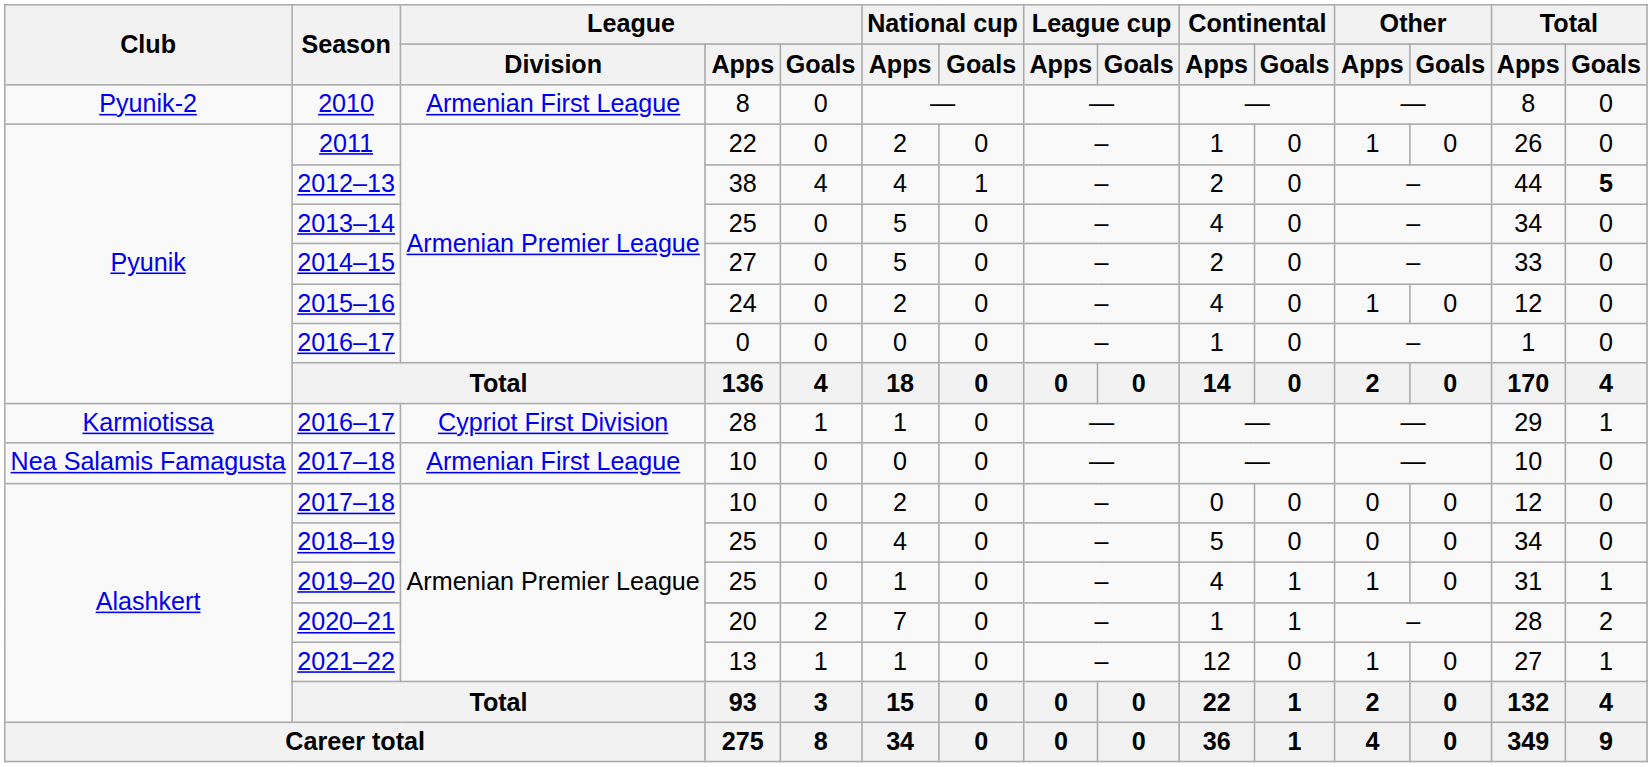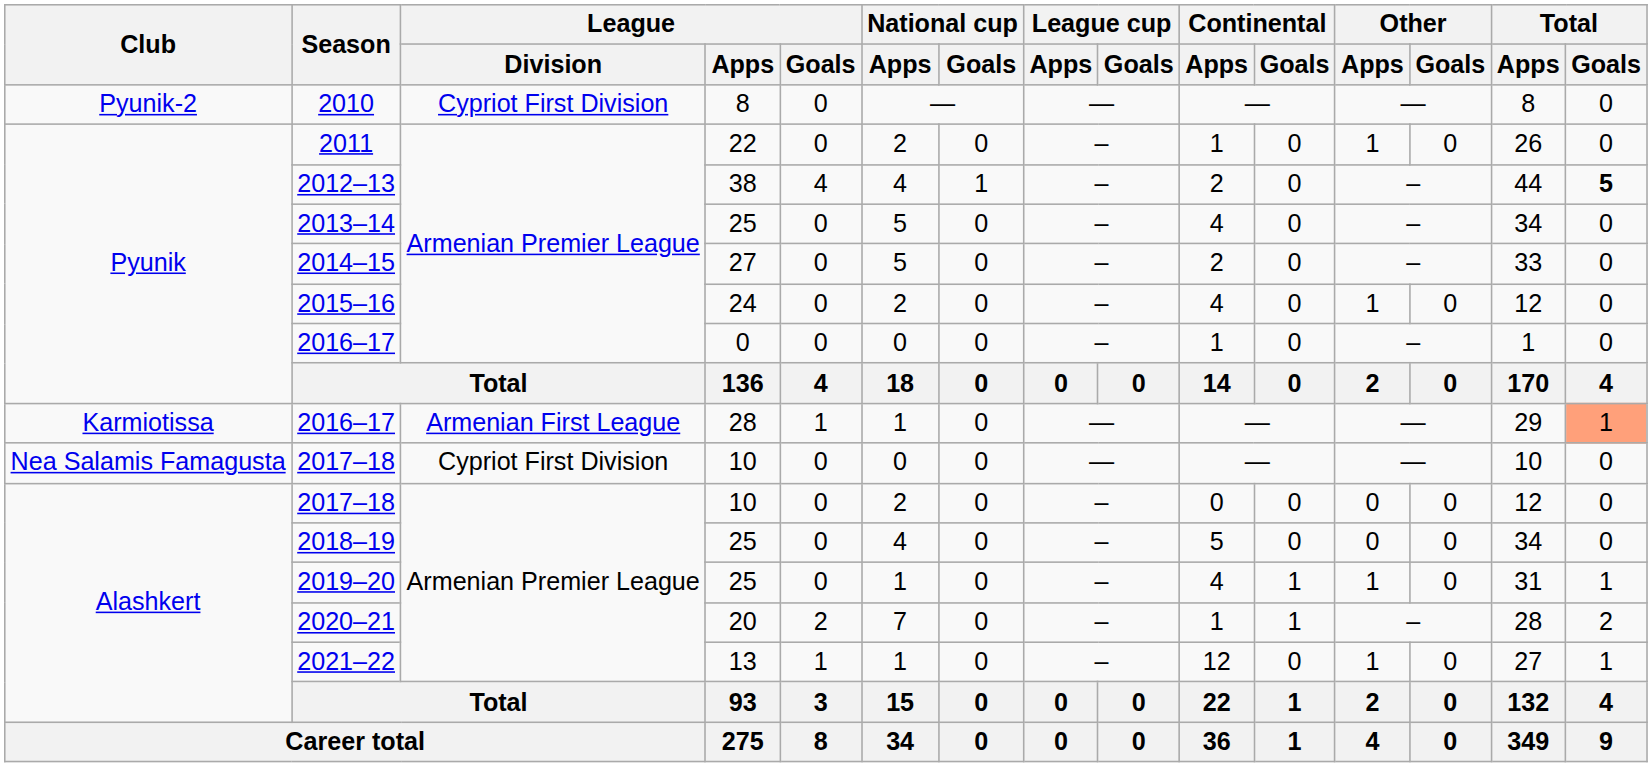(553, 104) Armenian First League -> (553, 104) Cypriot First Division
(553, 422) Cypriot First Division -> (553, 422) Armenian First League
(1606, 422) no background -> (1606, 422) lightsalmon background
(553, 462) Armenian First League -> (553, 462) Cypriot First Division
